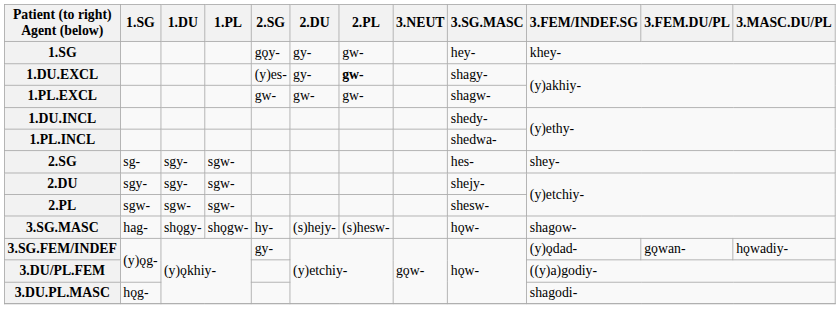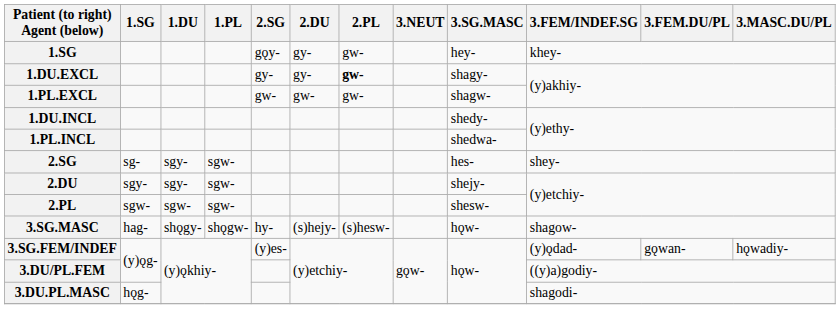(271, 74) (y)es- -> (264, 74) gy-
(264, 249) gy- -> (271, 249) (y)es-
